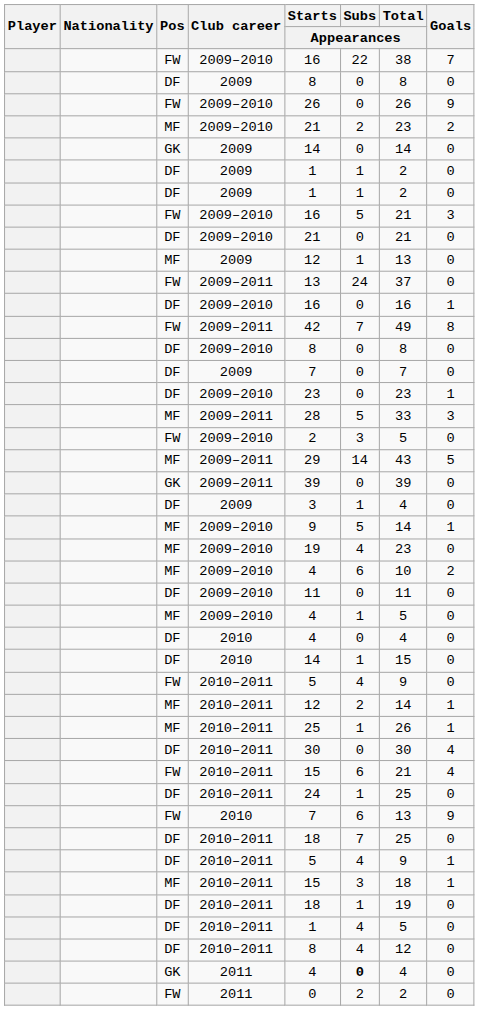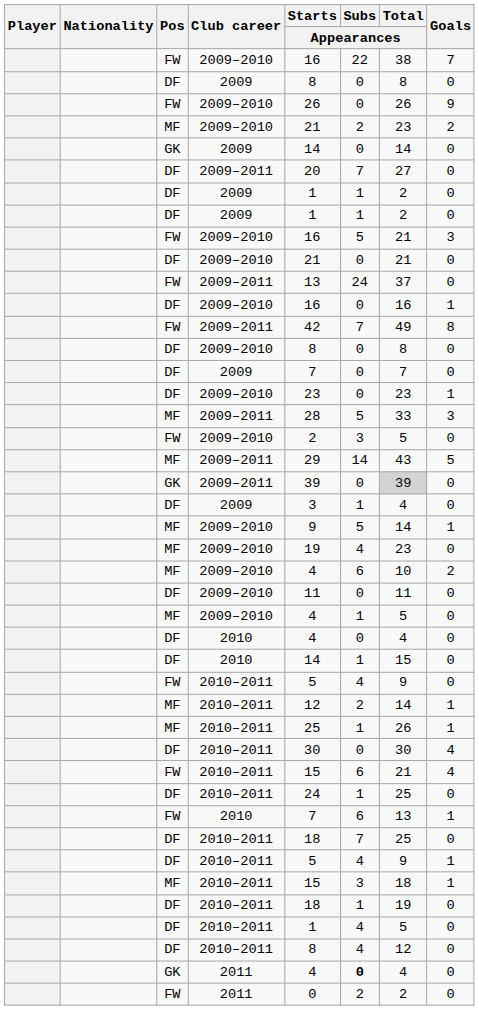+ row: (172, 171)
- row: (172, 260)
(403, 483) no background -> (403, 483) lightgrey background
(451, 817) 9 -> (451, 817) 1
